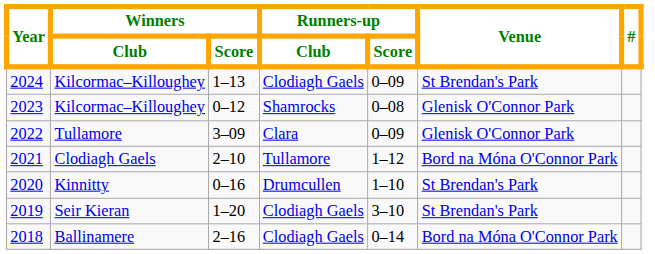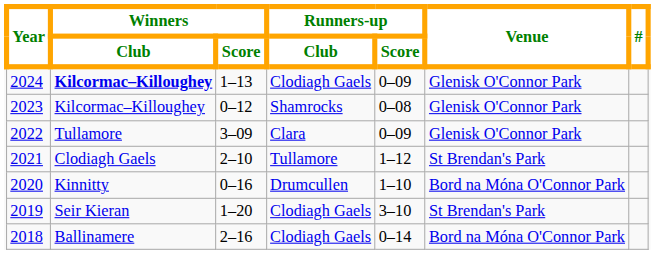(130, 81) normal -> (133, 81) bold
(480, 81) St Brendan's Park -> (505, 81) Glenisk O'Connor Park
(520, 159) Bord na Móna O'Connor Park -> (487, 159) St Brendan's Park
(480, 184) St Brendan's Park -> (527, 184) Bord na Móna O'Connor Park
